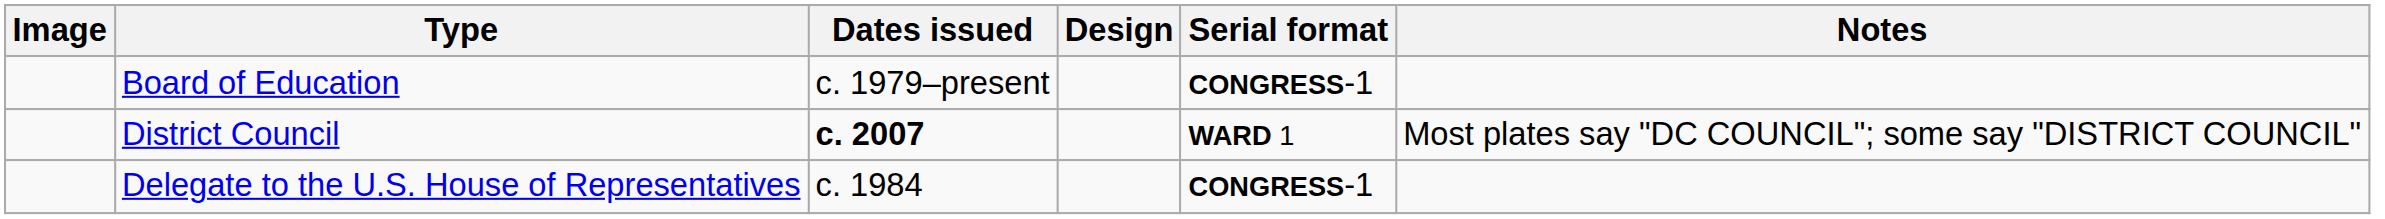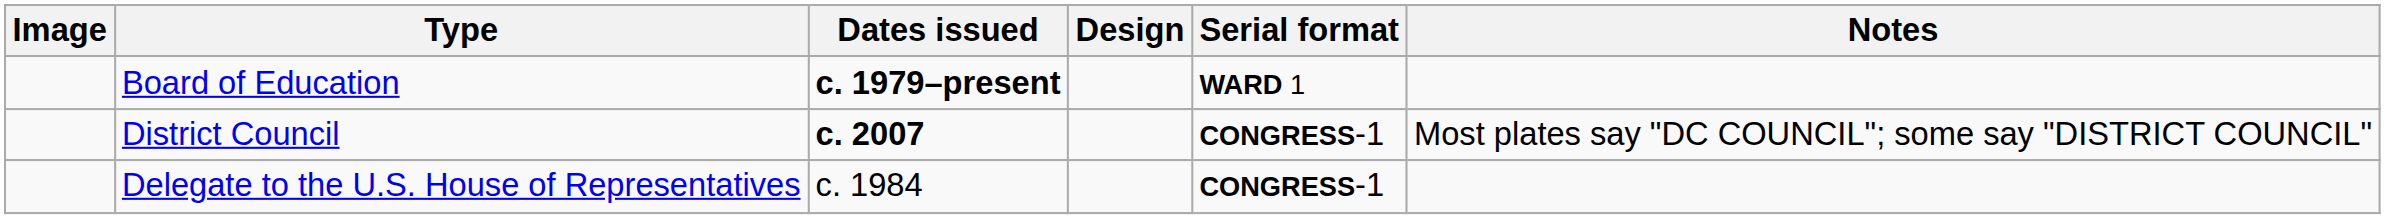(933, 82) normal -> (938, 82) bold
(1281, 82) CONGRESS-1 -> (1252, 84) WARD 1
(1241, 135) WARD 1 -> (1292, 133) CONGRESS-1
